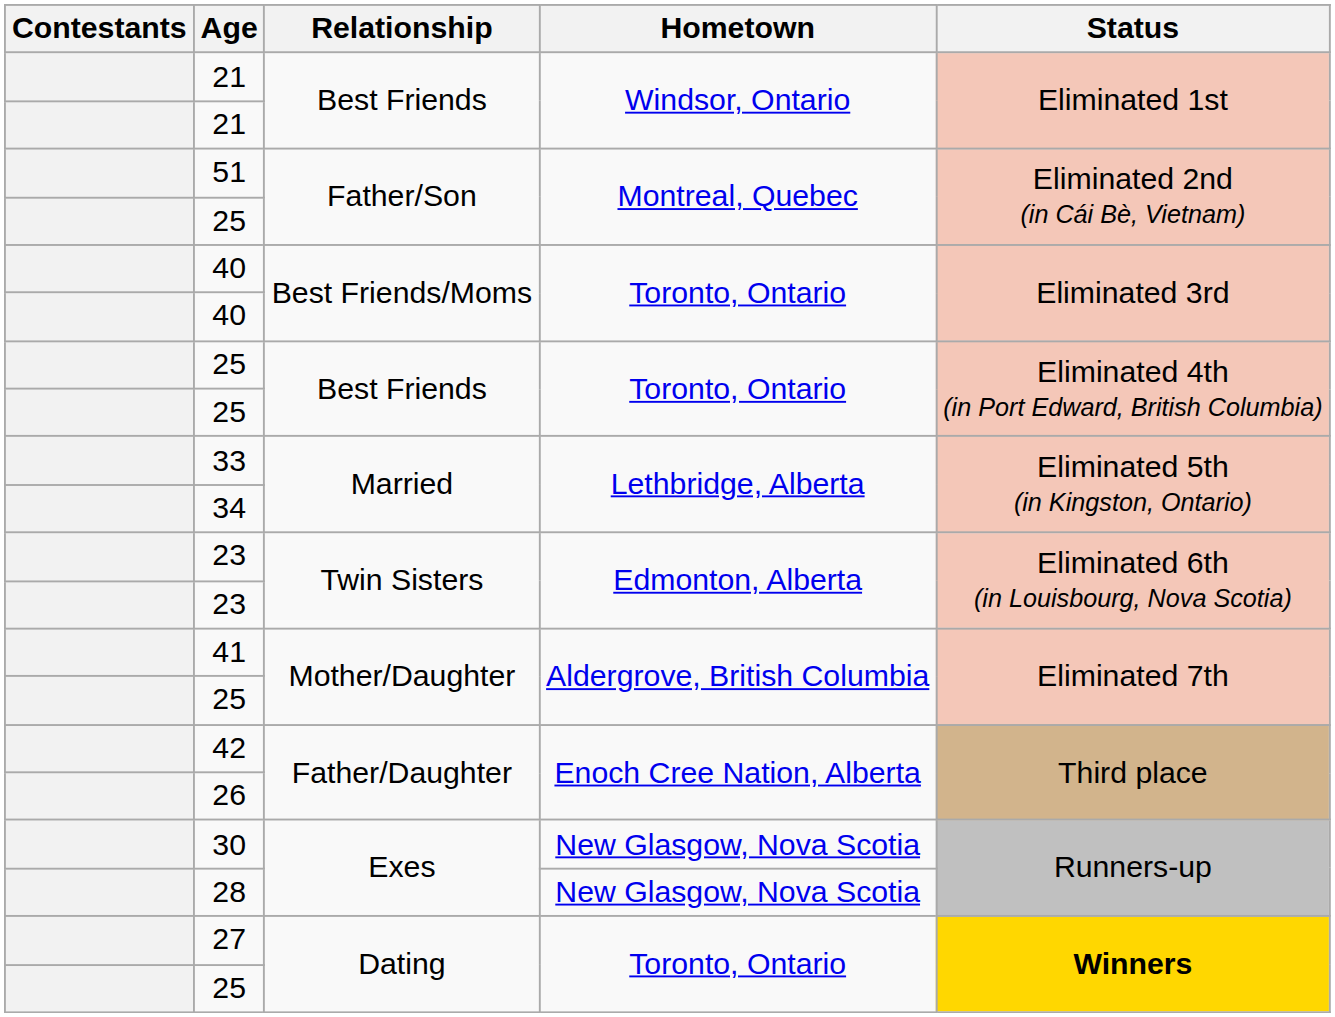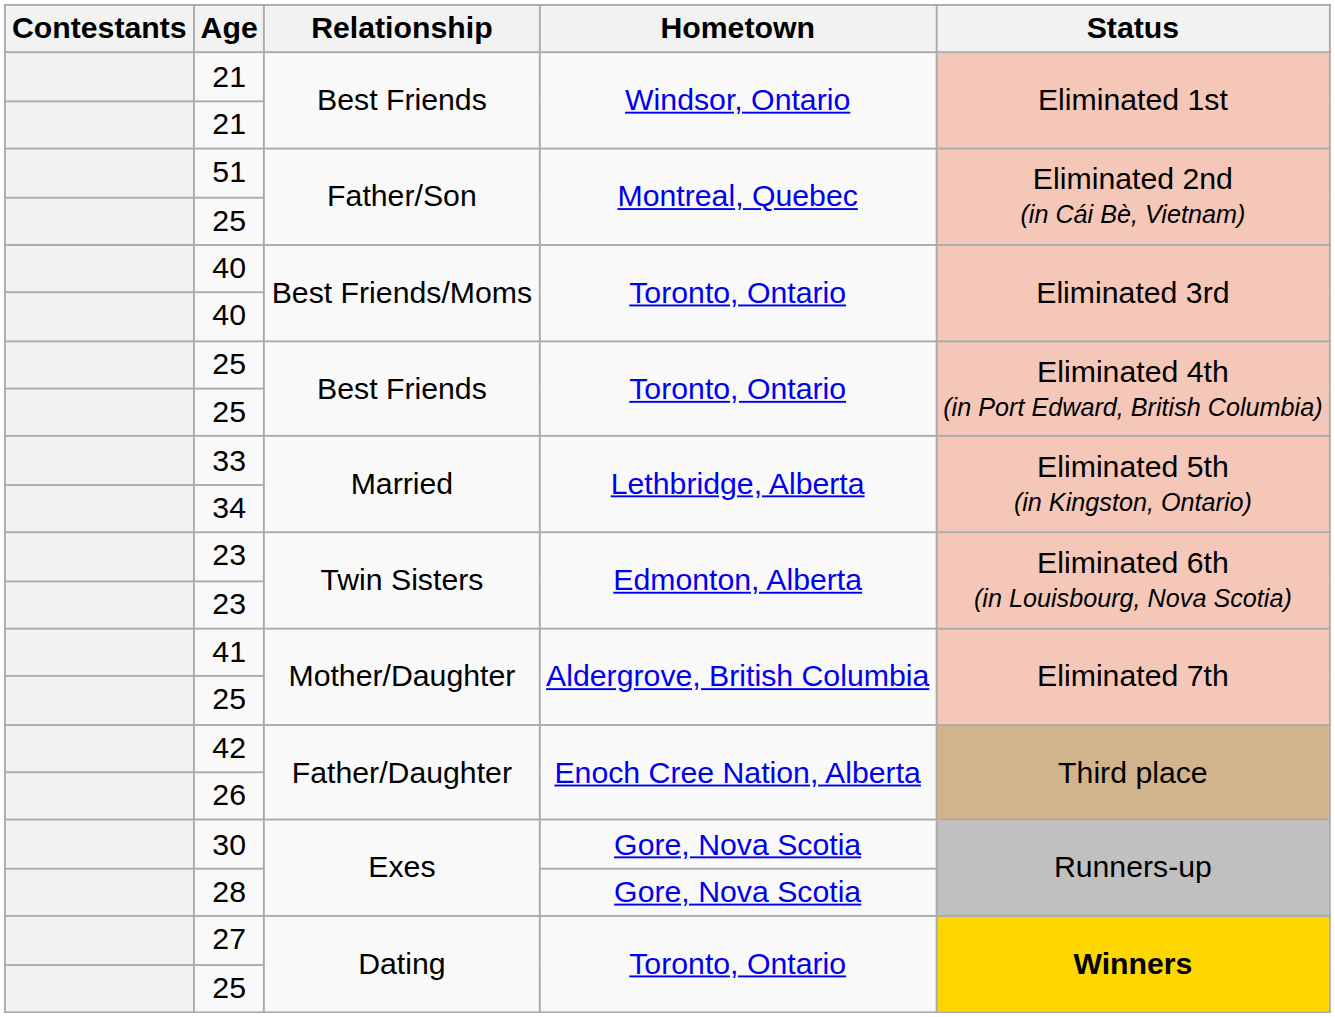(738, 843) New Glasgow, Nova Scotia -> (738, 843) Gore, Nova Scotia
(738, 891) New Glasgow, Nova Scotia -> (738, 891) Gore, Nova Scotia
